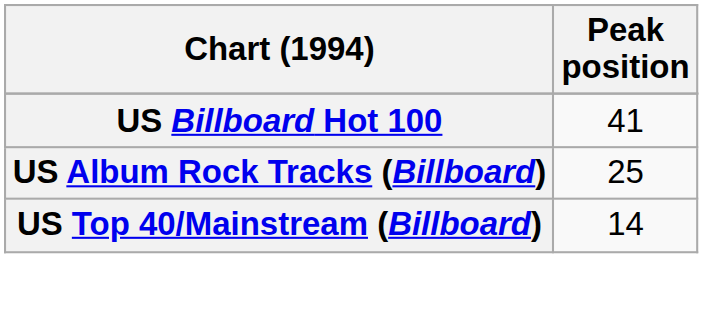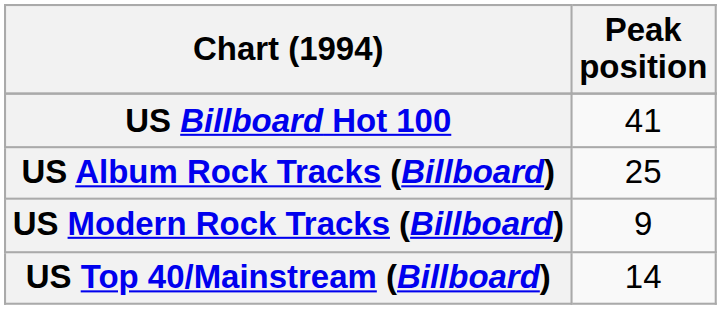+ row: (288, 224)
